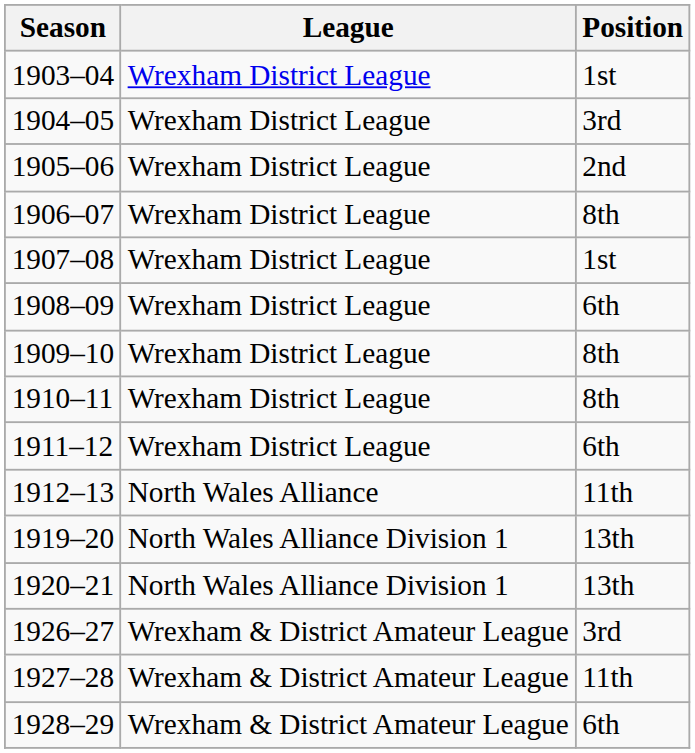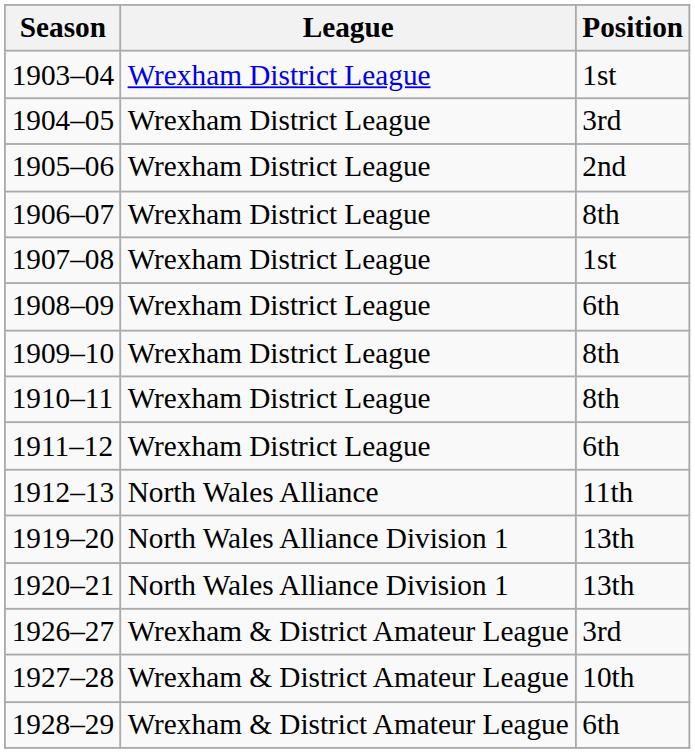(608, 677) 11th -> (608, 677) 10th
